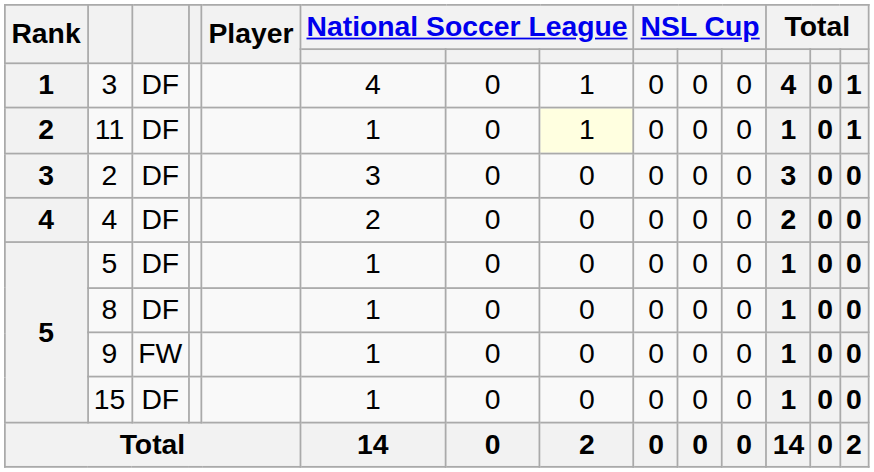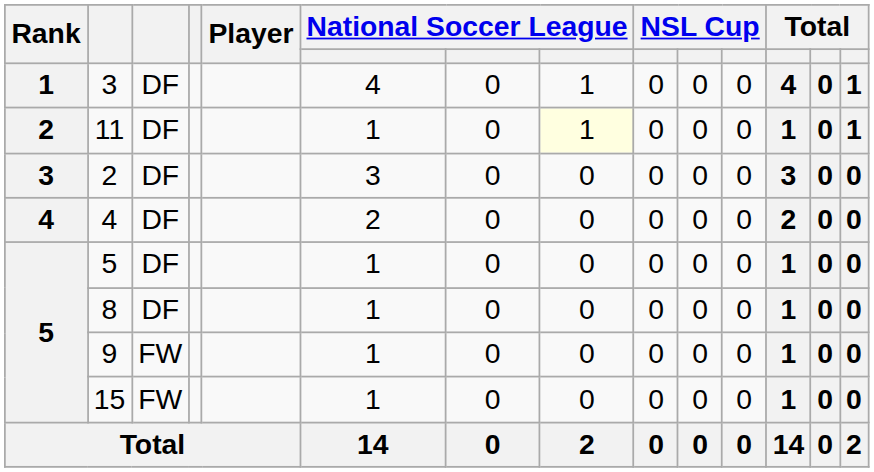(160, 399) DF -> (160, 399) FW
